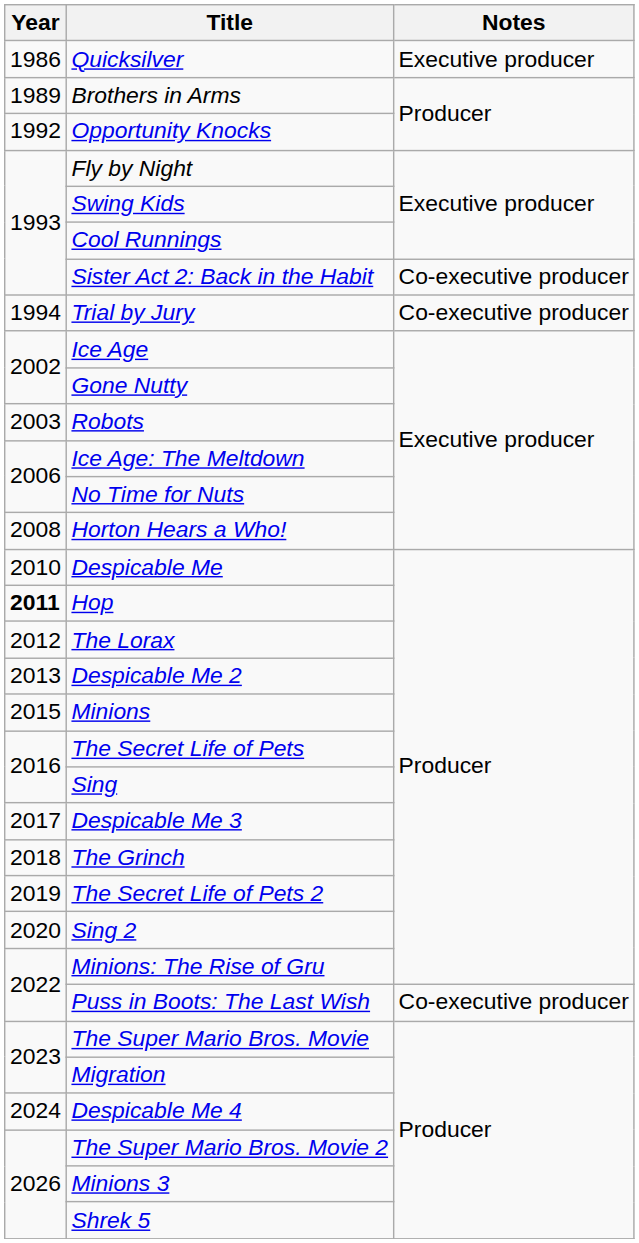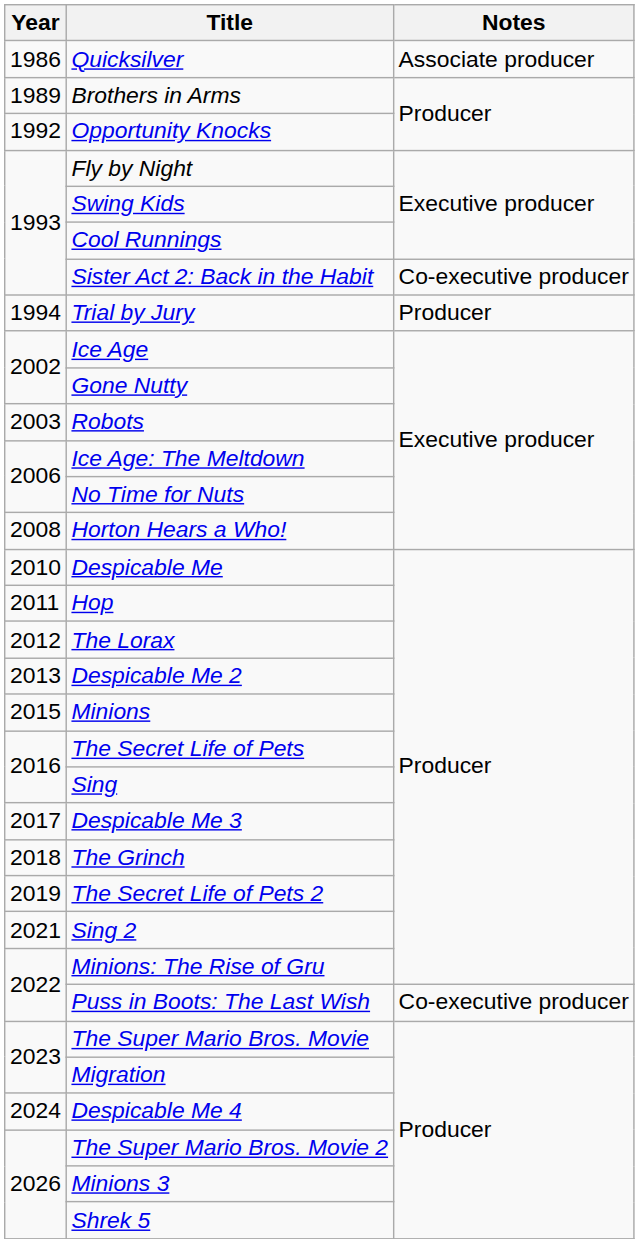(497, 58) Executive producer -> (497, 58) Associate producer
(514, 312) Co-executive producer -> (445, 312) Producer
(35, 603) bold -> (35, 603) normal
(35, 929) 2020 -> (35, 929) 2021
